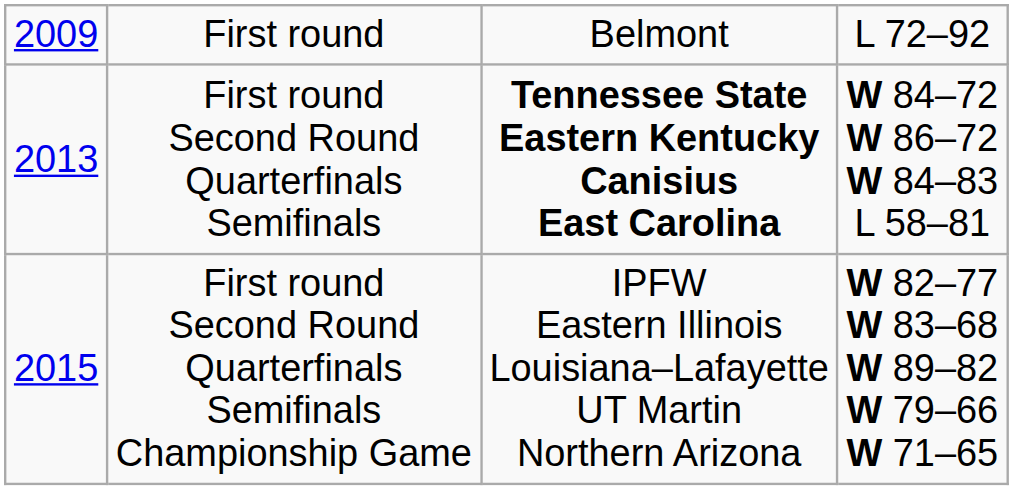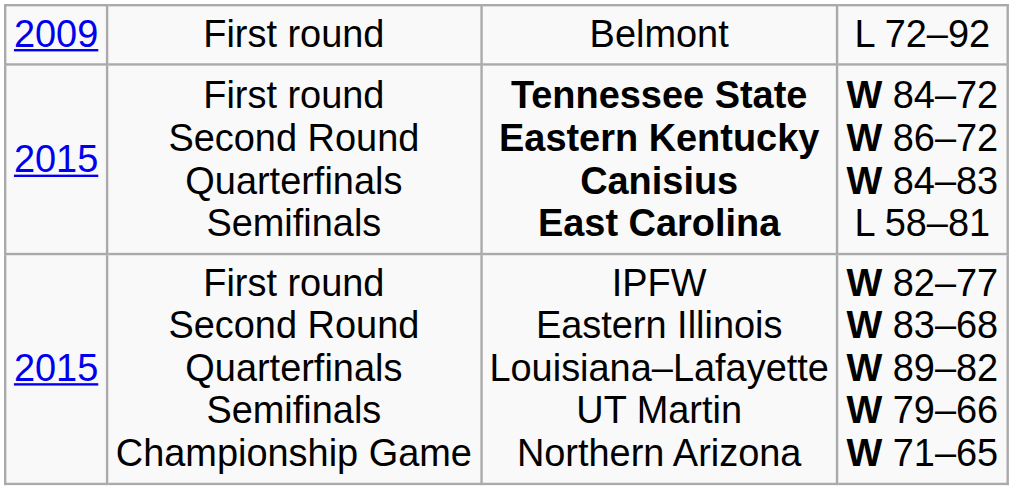(56, 158) 2013 -> (56, 158) 2015
